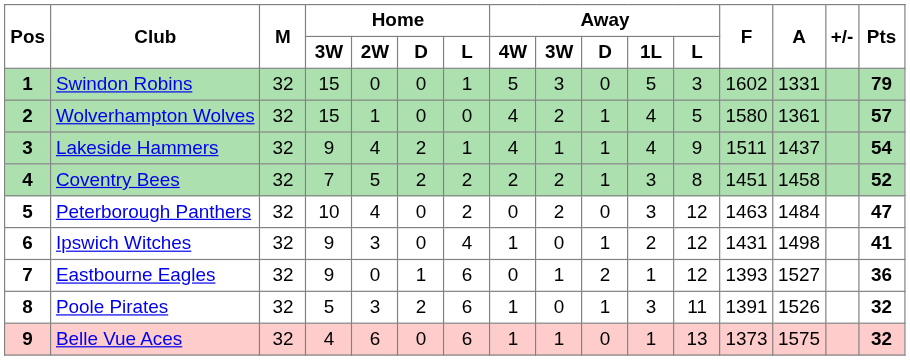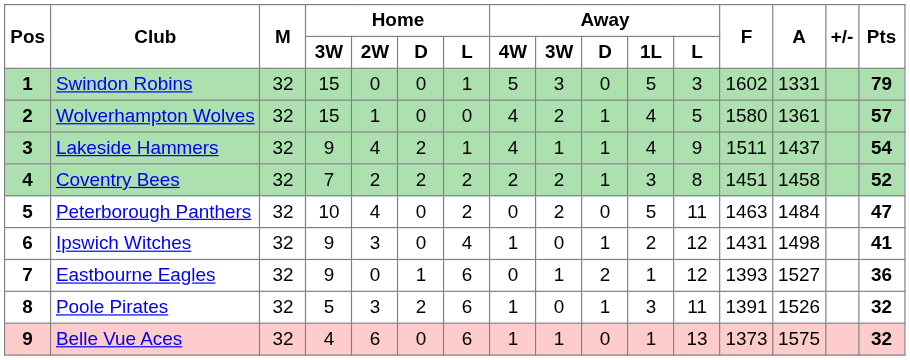(375, 179) 5 -> (375, 179) 2
(651, 211) 3 -> (651, 211) 5
(697, 211) 12 -> (697, 211) 11
